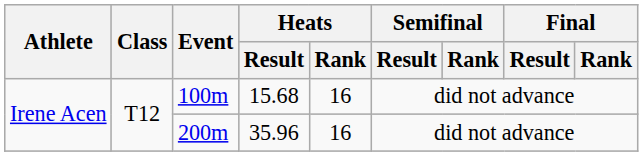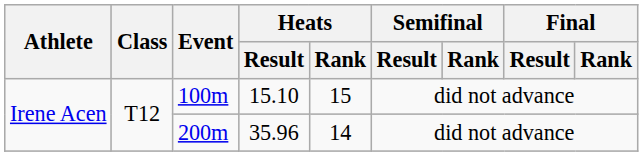(274, 96) 15.68 -> (274, 96) 15.10
(340, 96) 16 -> (340, 96) 15
(340, 132) 16 -> (340, 132) 14
